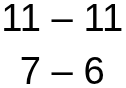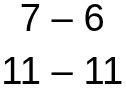rows swapped: (62, 71) <-> (62, 18)
